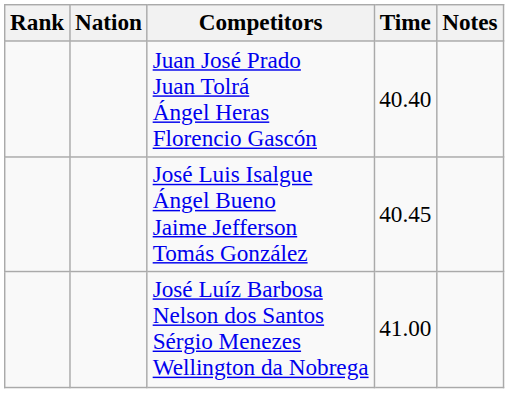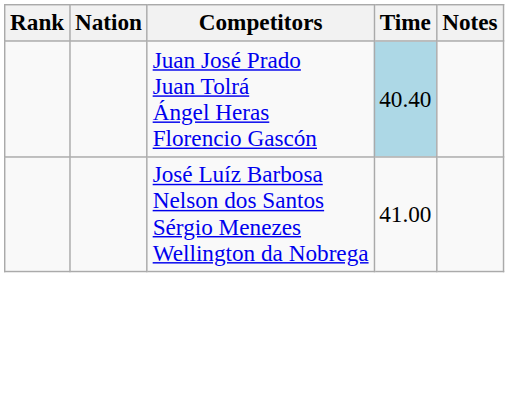(405, 98) no background -> (405, 98) lightblue background
- row: (233, 213)
